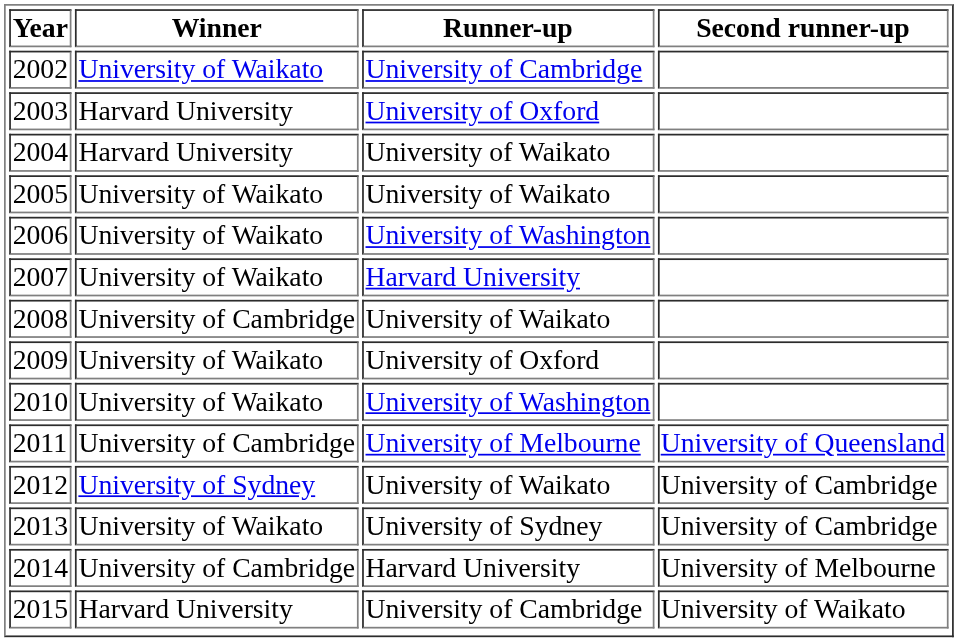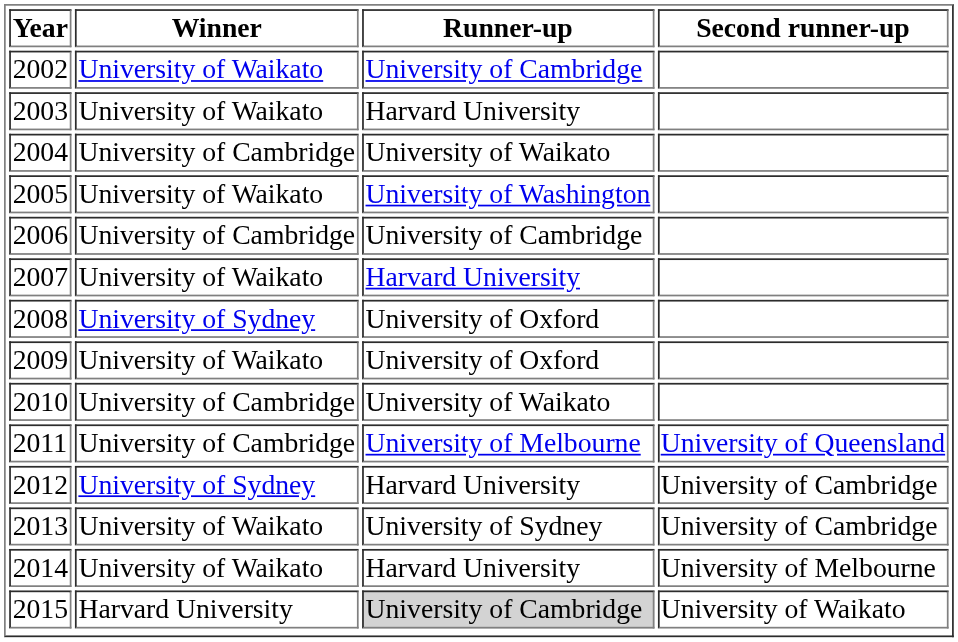(186, 110) Harvard University -> (201, 110) University of Waikato
(482, 110) University of Oxford -> (473, 110) Harvard University
(186, 152) Harvard University -> (217, 152) University of Cambridge
(488, 193) University of Waikato -> (508, 193) University of Washington
(201, 235) University of Waikato -> (217, 235) University of Cambridge
(508, 235) University of Washington -> (504, 235) University of Cambridge
(217, 318) University of Cambridge -> (197, 318) University of Sydney
(488, 318) University of Waikato -> (482, 318) University of Oxford
(201, 401) University of Waikato -> (217, 401) University of Cambridge
(508, 401) University of Washington -> (488, 401) University of Waikato
(488, 484) University of Waikato -> (473, 484) Harvard University
(217, 567) University of Cambridge -> (201, 567) University of Waikato
(504, 609) no background -> (504, 609) lightgrey background
